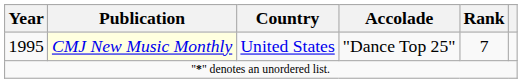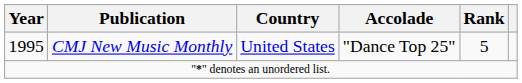(142, 46) lightyellow background -> (142, 46) no background
(484, 46) 7 -> (484, 46) 5
